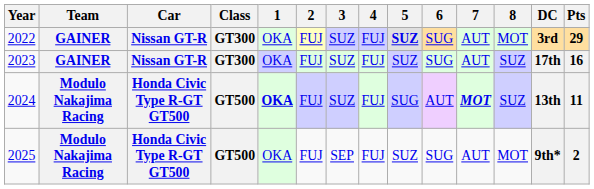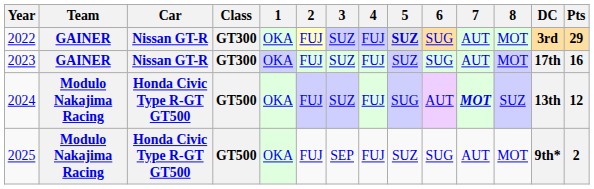(513, 61) SUZ -> (513, 61) MOT
(277, 101) bold -> (278, 101) normal
(576, 101) 11 -> (576, 101) 12
